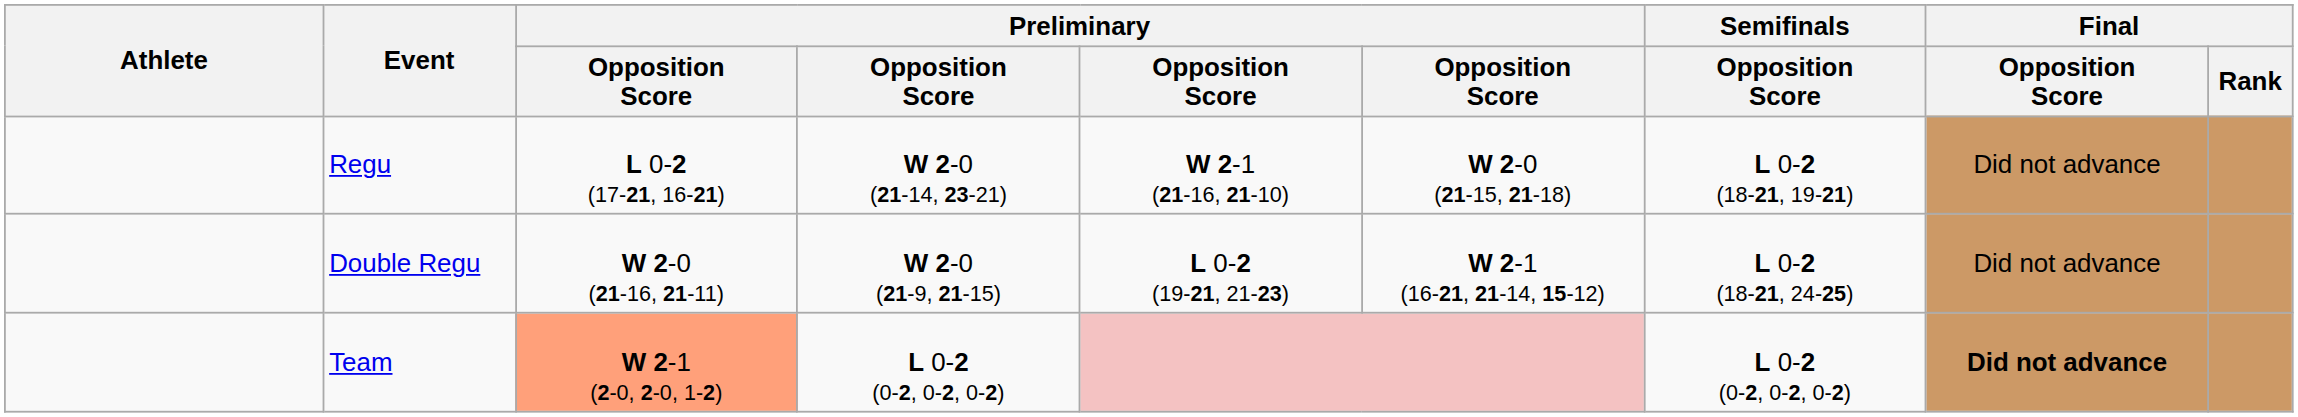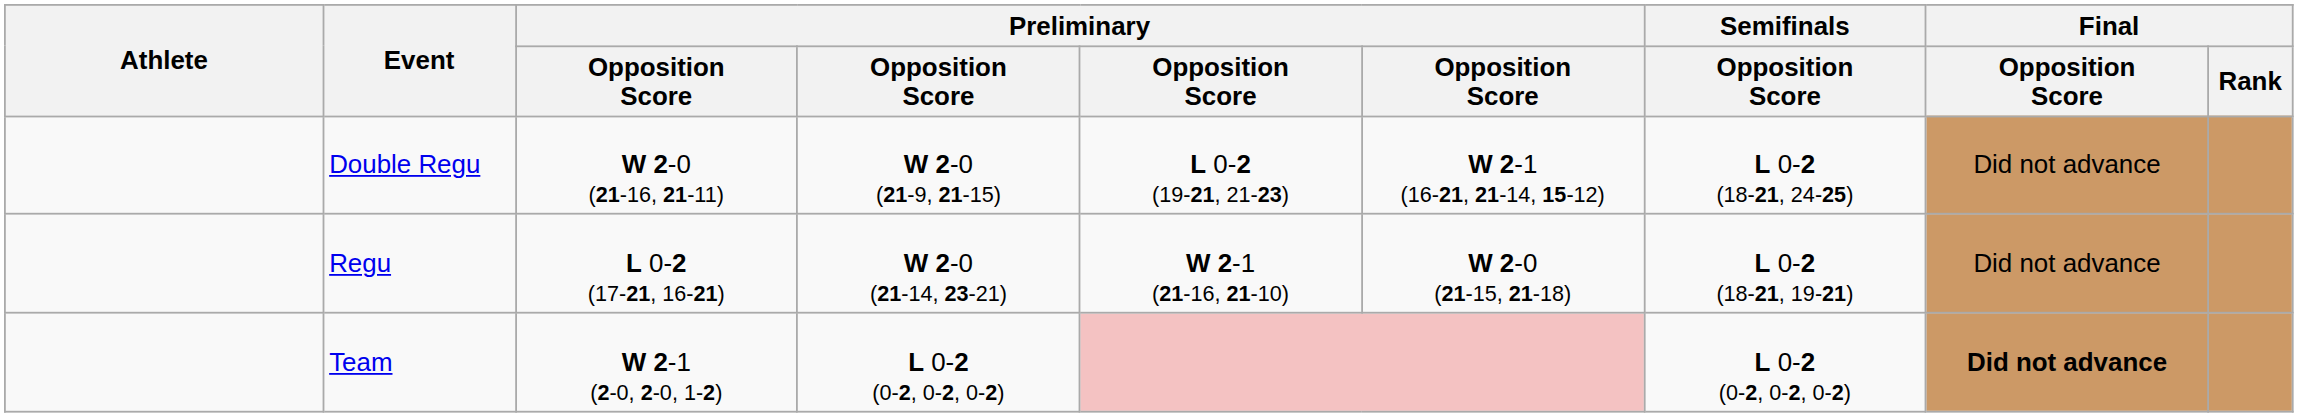rows swapped: (405, 264) <-> (360, 165)
(656, 377) lightsalmon background -> (656, 377) no background
